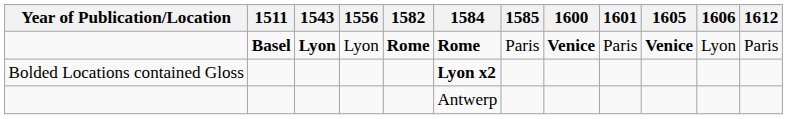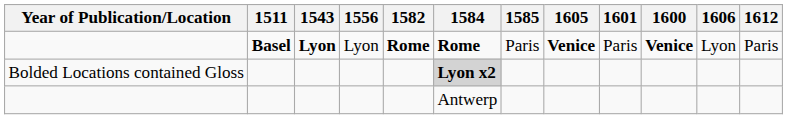columns swapped: (571, 18) <-> (669, 18)
(467, 72) no background -> (467, 72) lightgrey background
